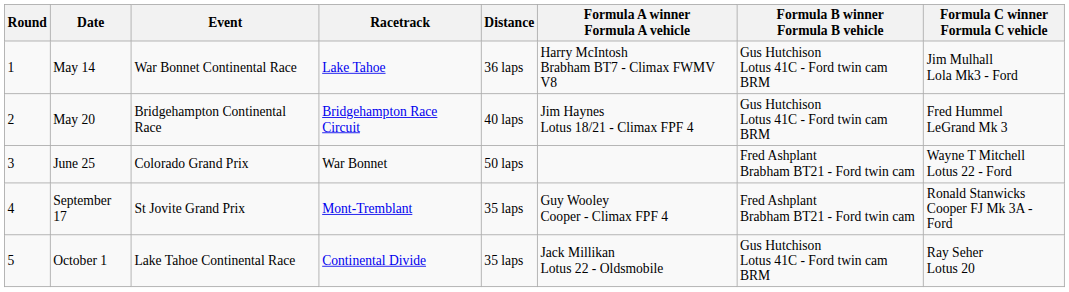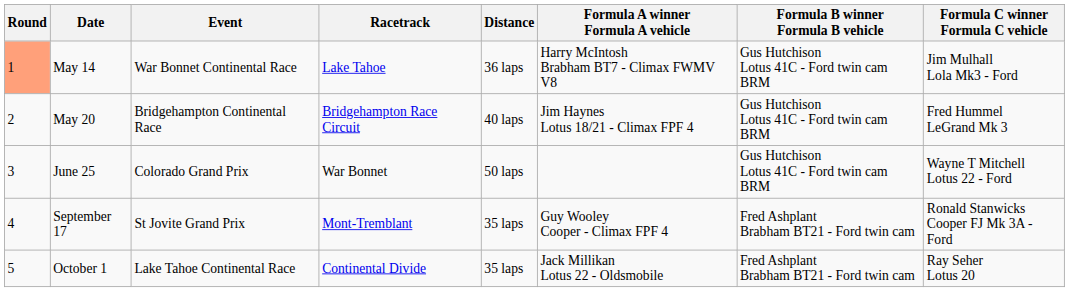(11, 67) no background -> (11, 67) lightsalmon background
(827, 164) Fred Ashplant Brabham BT21 - Ford twin cam -> (814, 171) Gus Hutchison Lotus 41C - Ford twin cam BRM
(814, 260) Gus Hutchison Lotus 41C - Ford twin cam BRM -> (827, 268) Fred Ashplant Brabham BT21 - Ford twin cam
